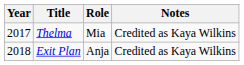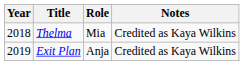(19, 32) 2017 -> (19, 32) 2018
(19, 51) 2018 -> (19, 51) 2019
